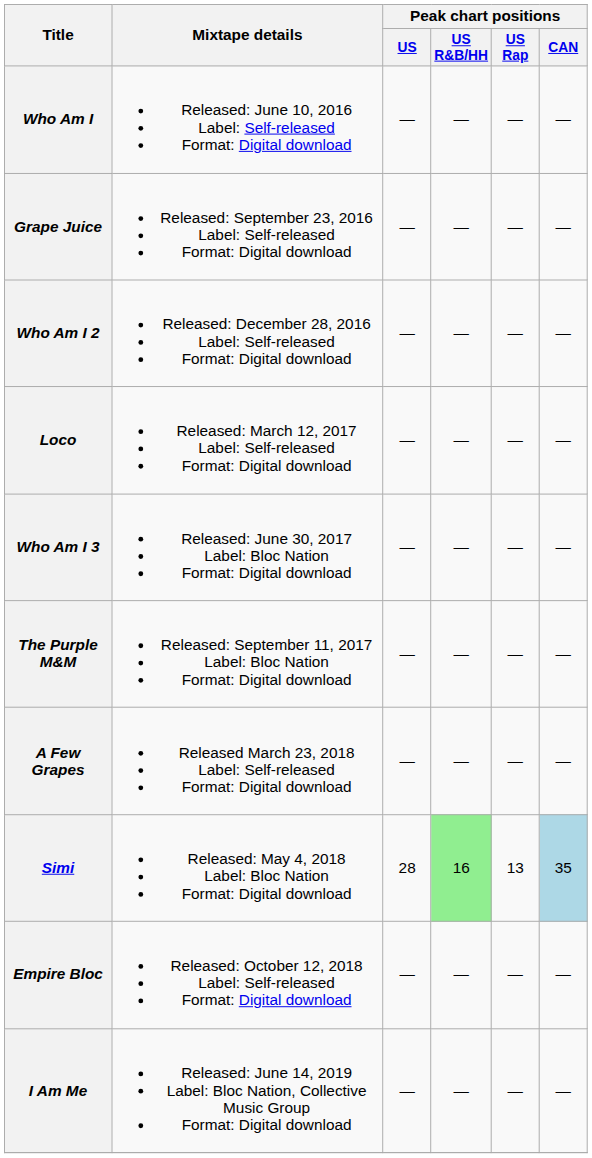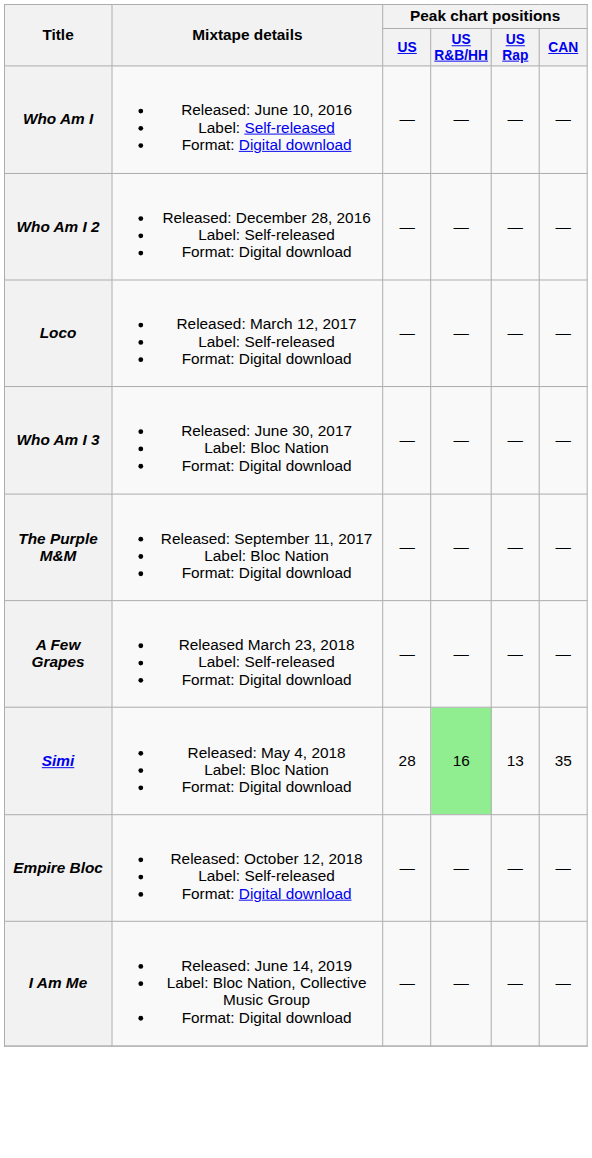- row: (58, 226)
(563, 867) lightblue background -> (563, 761) no background
